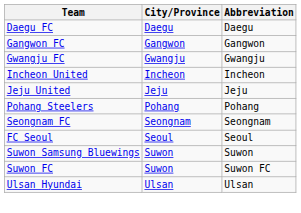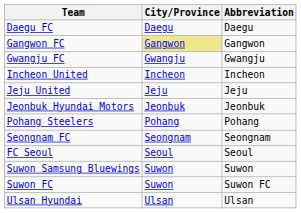(165, 44) no background -> (165, 44) khaki background
+ row: (70, 106)
